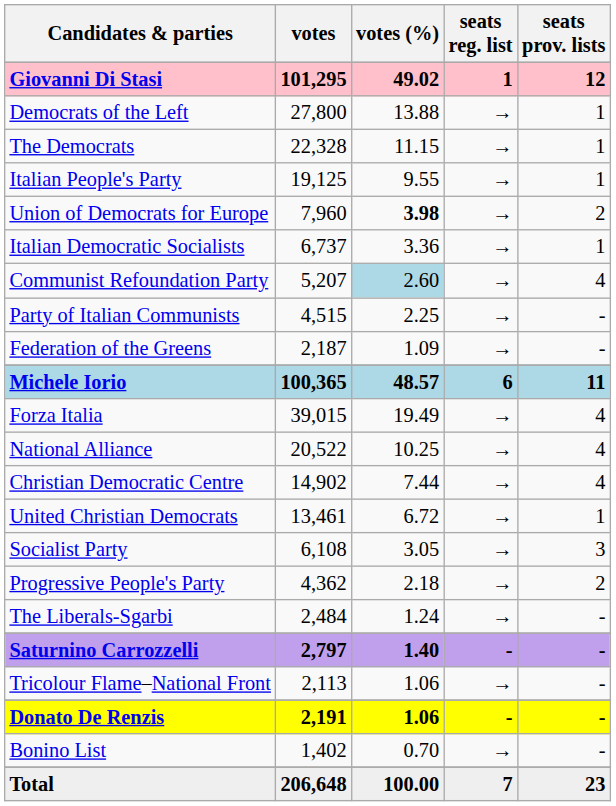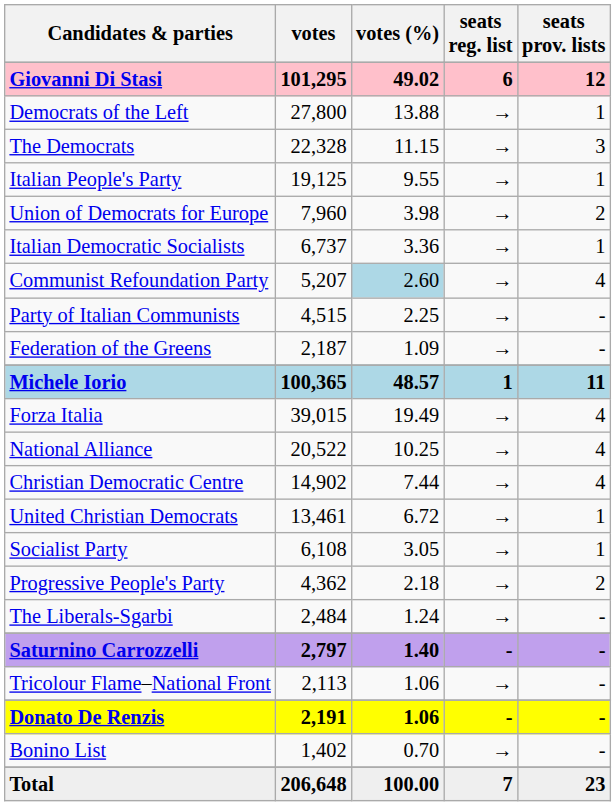(508, 79) 1 -> (508, 79) 6
(600, 146) 1 -> (600, 146) 3
(421, 213) bold -> (421, 213) normal
(508, 381) 6 -> (508, 381) 1
(600, 549) 3 -> (600, 549) 1
